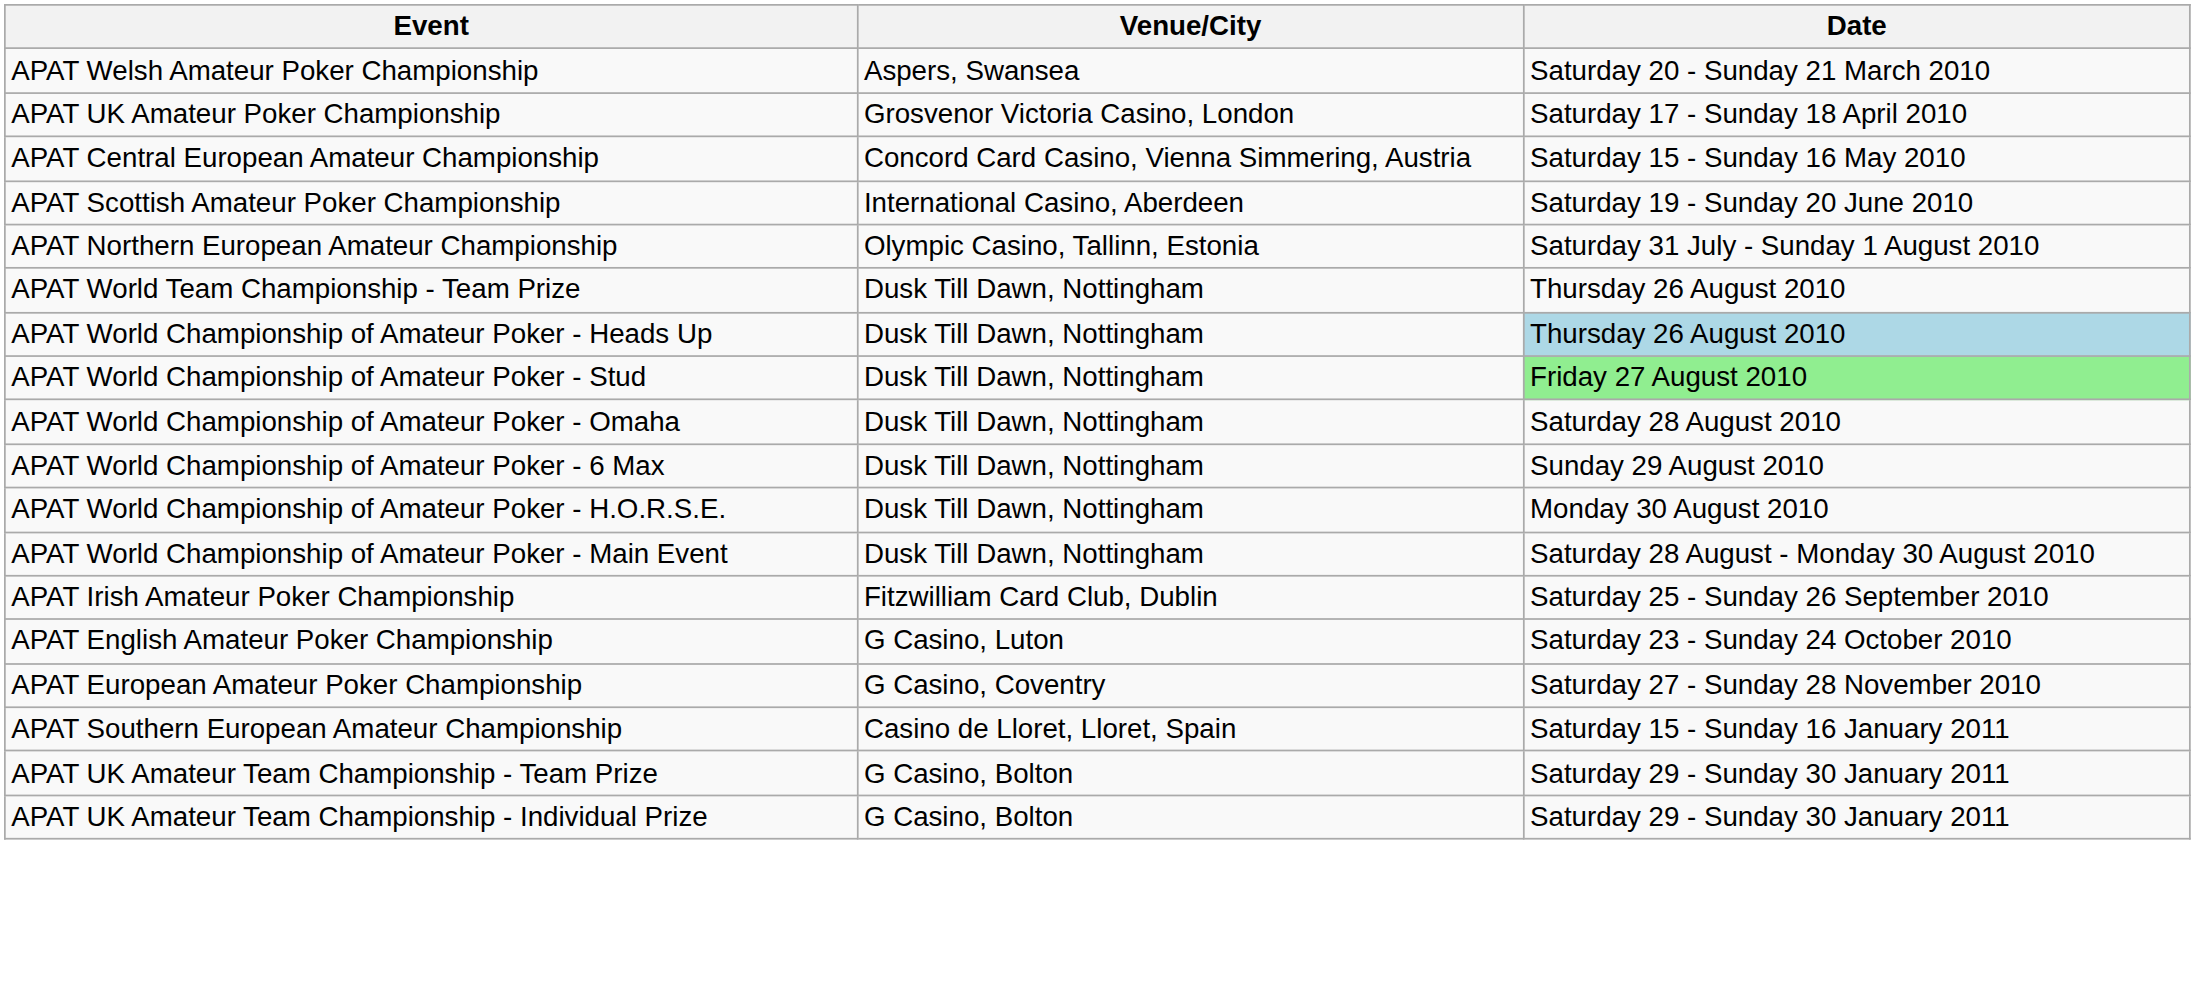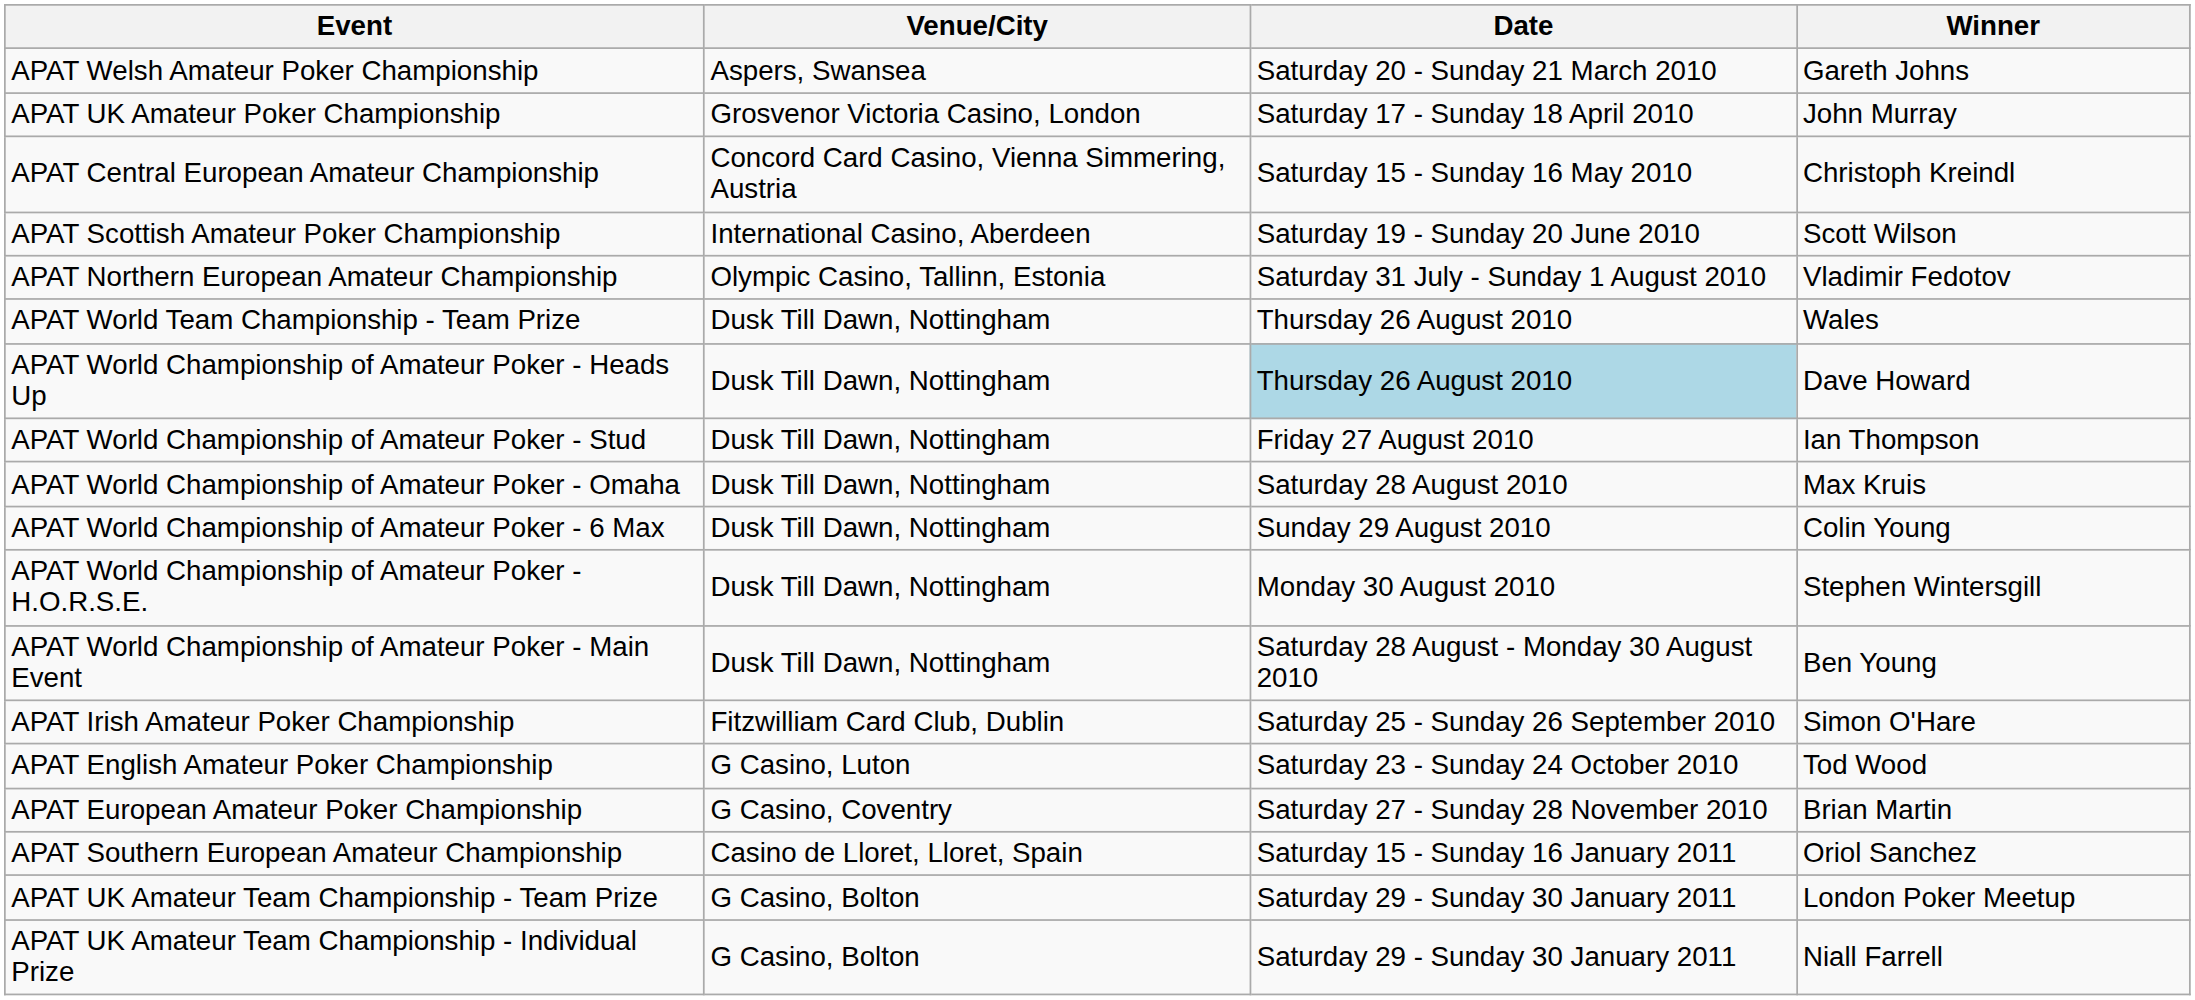+ column: (1993, 26)
(1669, 377) lightgreen background -> (1395, 439) no background
